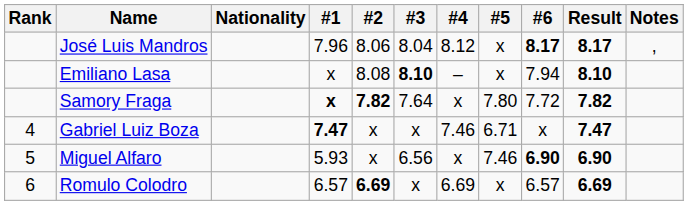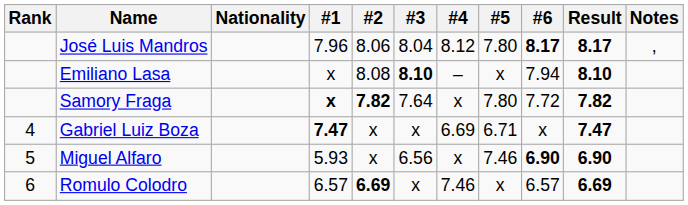(500, 46) x -> (500, 46) 7.80
(458, 130) 7.46 -> (458, 130) 6.69
(458, 185) 6.69 -> (458, 185) 7.46
